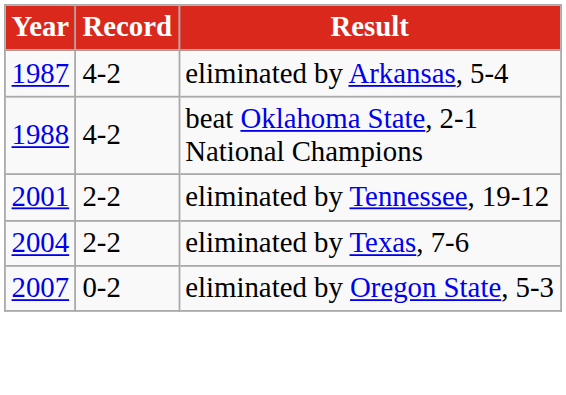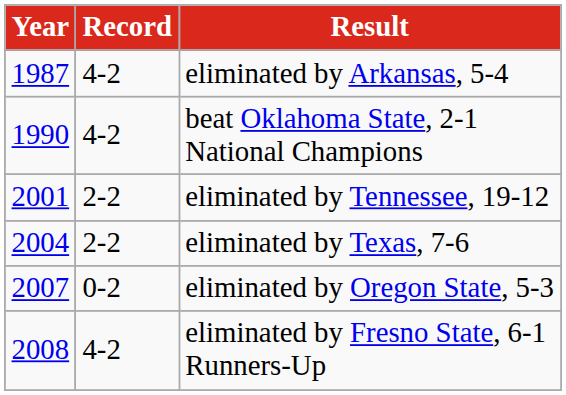(40, 134) 1988 -> (40, 134) 1990
+ row: (366, 349)
